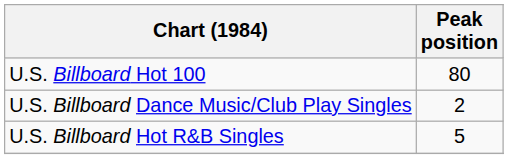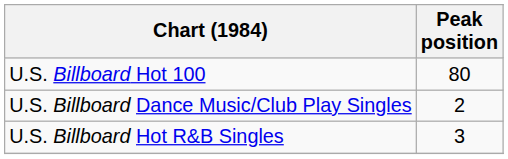(459, 136) 5 -> (459, 136) 3
